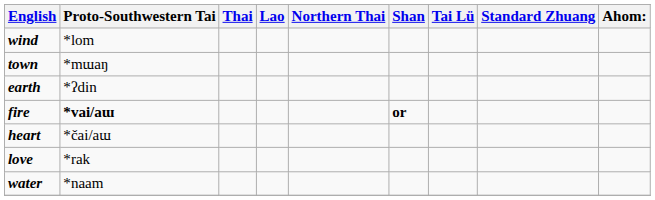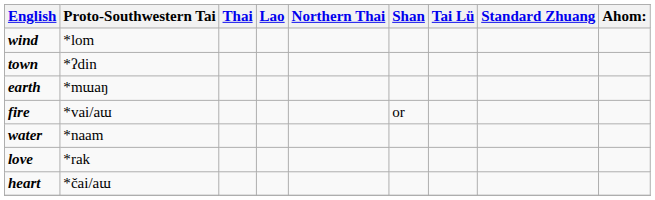(86, 64) *mɯaŋ -> (80, 64) *ʔdin
(80, 87) *ʔdin -> (86, 87) *mɯaŋ
(89, 111) bold -> (88, 111) normal
(399, 111) bold -> (398, 111) normal
rows swapped: (24, 135) <-> (25, 183)
